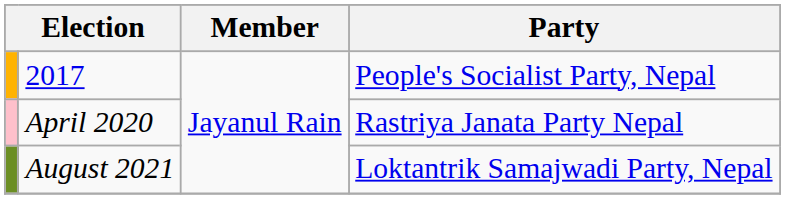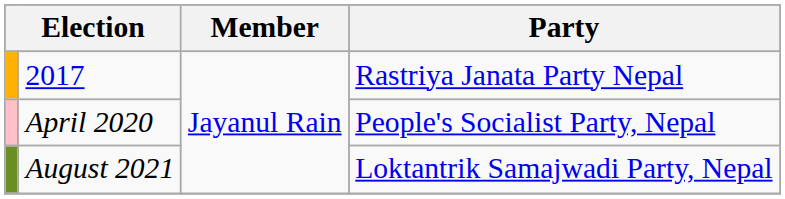(535, 74) People's Socialist Party, Nepal -> (519, 74) Rastriya Janata Party Nepal
(519, 121) Rastriya Janata Party Nepal -> (535, 121) People's Socialist Party, Nepal
